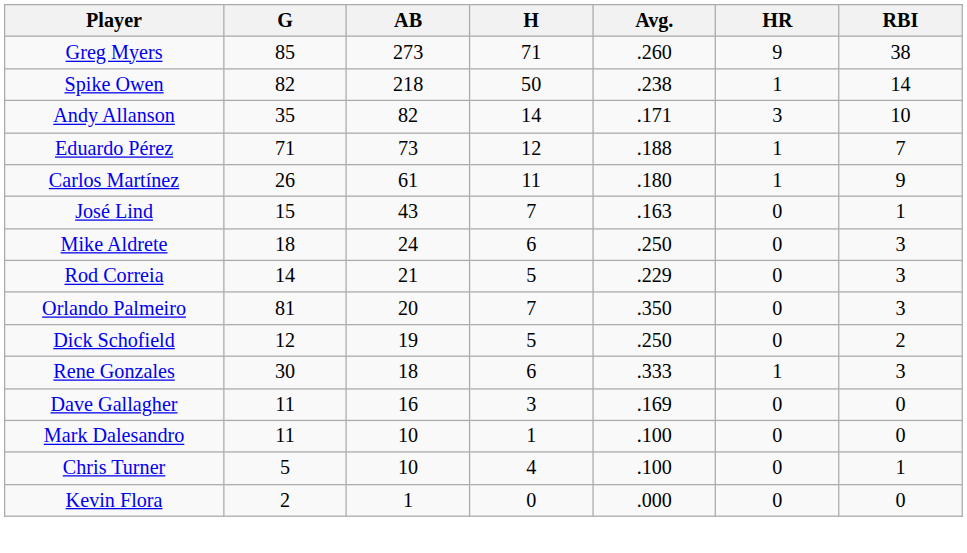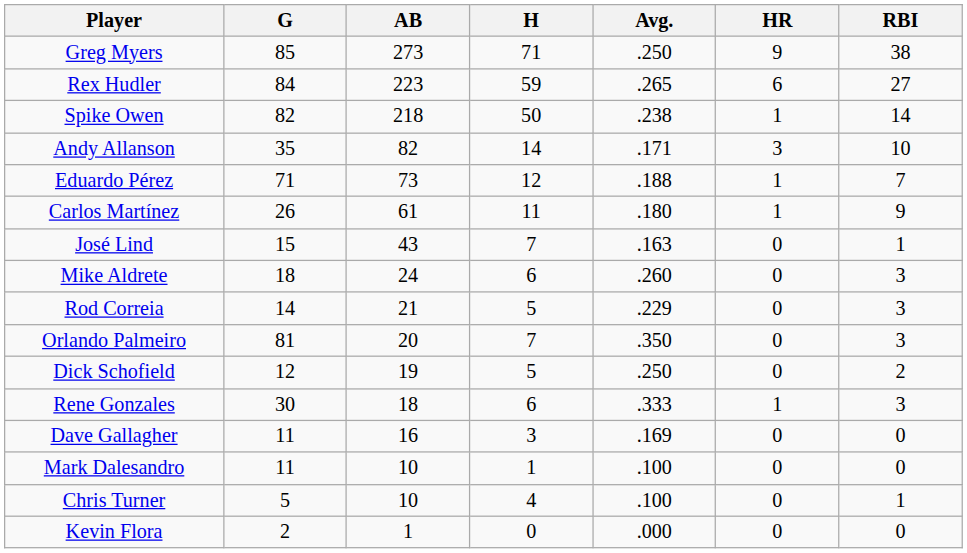(654, 52) .260 -> (654, 52) .250
+ row: (114, 84)
(654, 244) .250 -> (654, 276) .260
